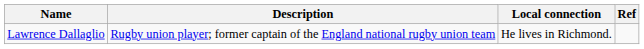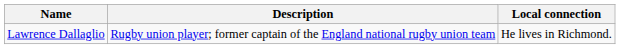- column: (627, 14)
